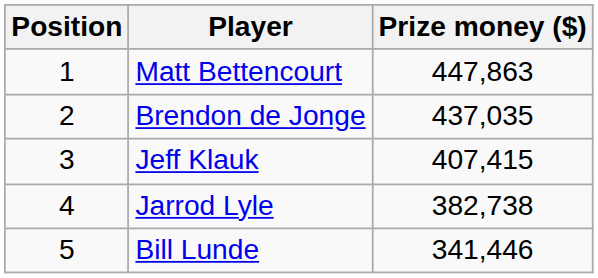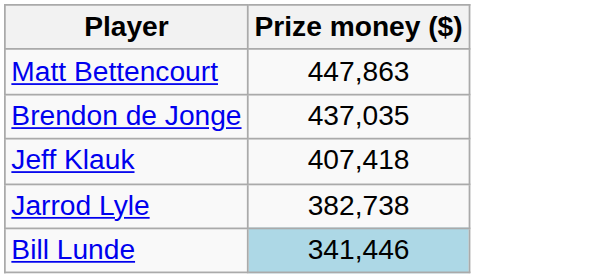- column: (67, 26)
(483, 160) 407,415 -> (359, 160) 407,418
(483, 250) no background -> (359, 250) lightblue background
